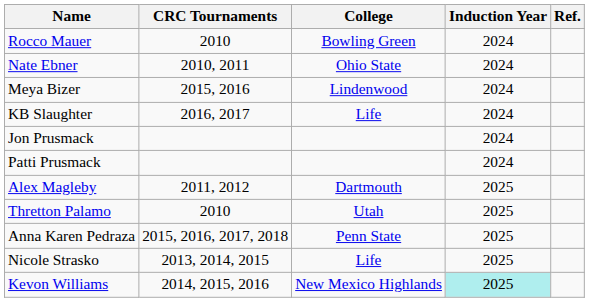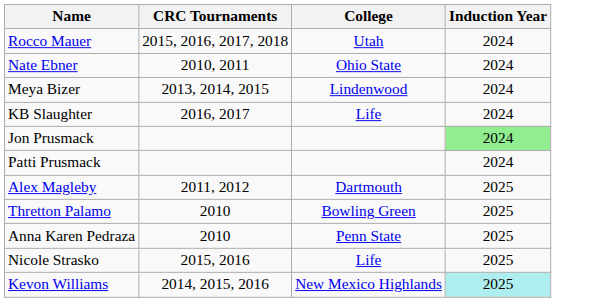- column: (568, 16)
(215, 41) 2010 -> (215, 41) 2015, 2016, 2017, 2018
(369, 41) Bowling Green -> (369, 41) Utah
(215, 89) 2015, 2016 -> (215, 89) 2013, 2014, 2015
(498, 138) no background -> (498, 138) lightgreen background
(369, 211) Utah -> (369, 211) Bowling Green
(215, 235) 2015, 2016, 2017, 2018 -> (215, 235) 2010
(215, 260) 2013, 2014, 2015 -> (215, 260) 2015, 2016
